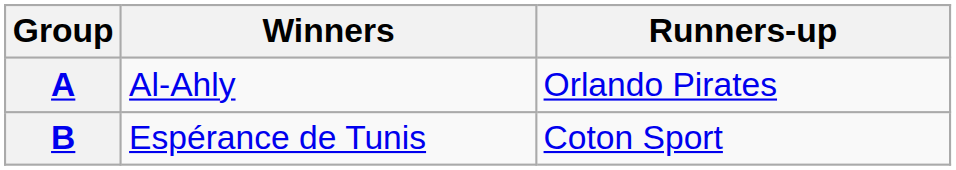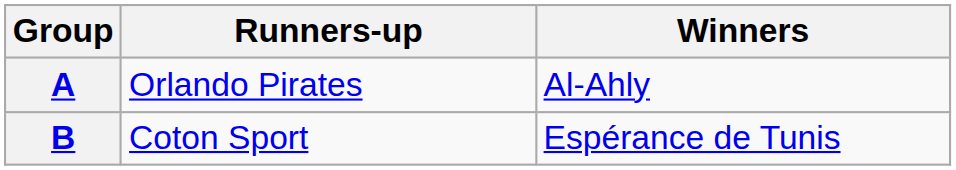columns swapped: (329, 31) <-> (743, 31)
